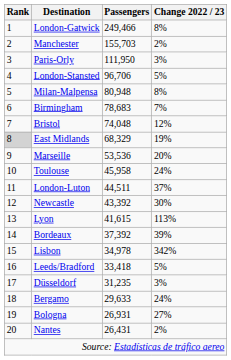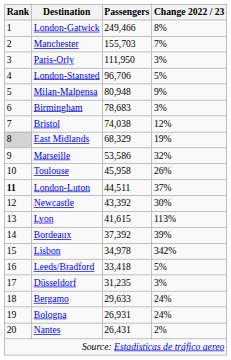(160, 43) 2% -> (160, 43) 7%
(160, 91) 8% -> (160, 91) 9%
(160, 107) 7% -> (160, 107) 3%
(118, 123) 74,048 -> (118, 123) 74,038
(118, 155) 53,536 -> (118, 155) 53,586
(163, 155) 20% -> (163, 155) 32%
(163, 171) 24% -> (163, 171) 26%
(11, 187) normal -> (11, 187) bold
(163, 314) 27% -> (163, 314) 24%
